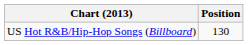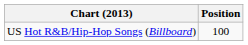(221, 31) 130 -> (221, 31) 100
